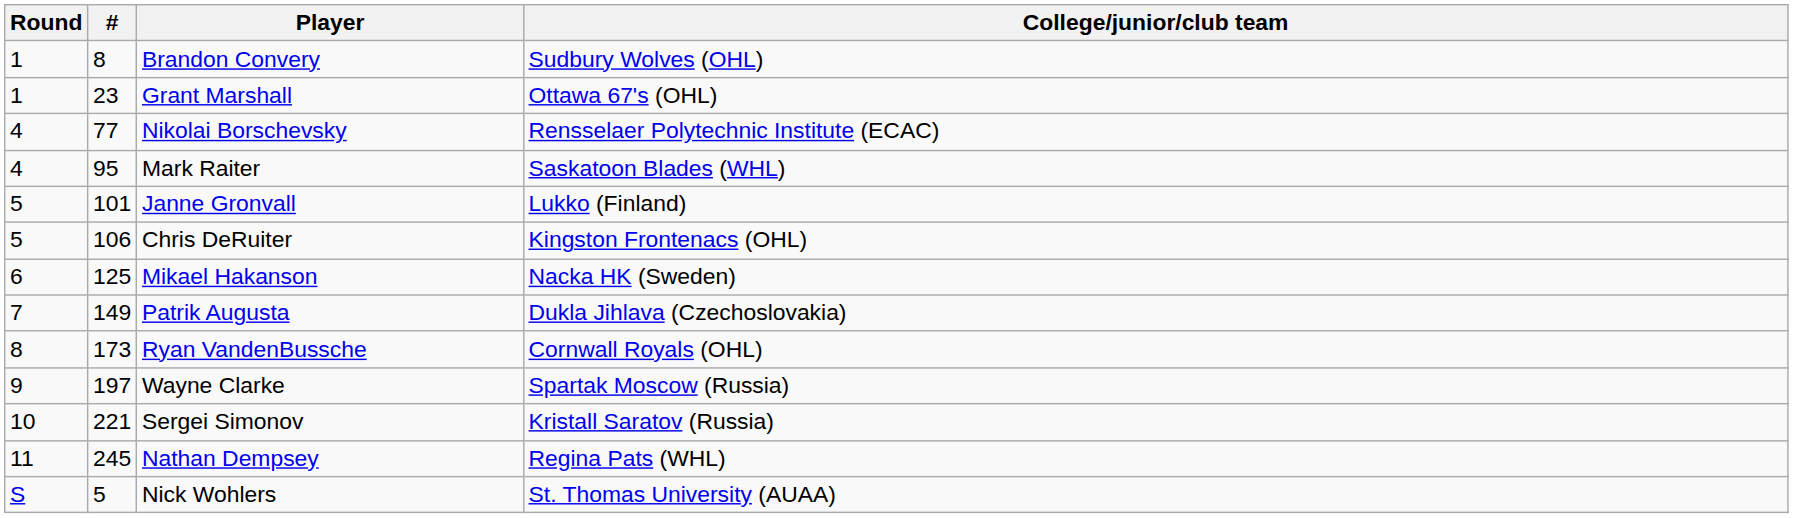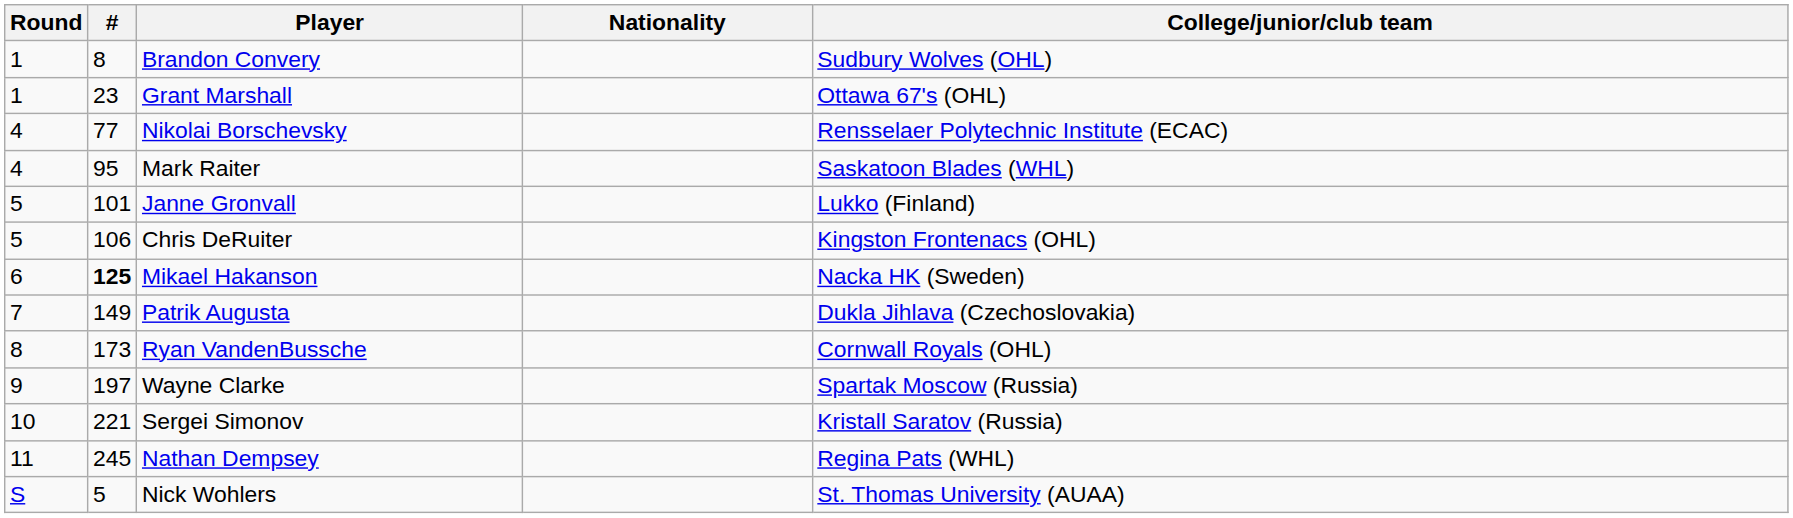+ column: (667, 22)
(112, 276) normal -> (112, 276) bold
